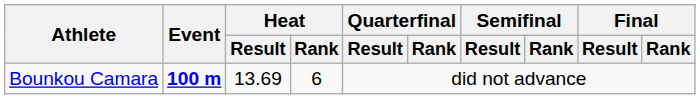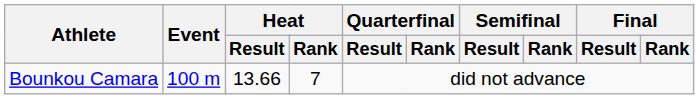(194, 79) bold -> (194, 79) normal
(258, 79) 13.69 -> (257, 79) 13.66
(316, 79) 6 -> (315, 79) 7
